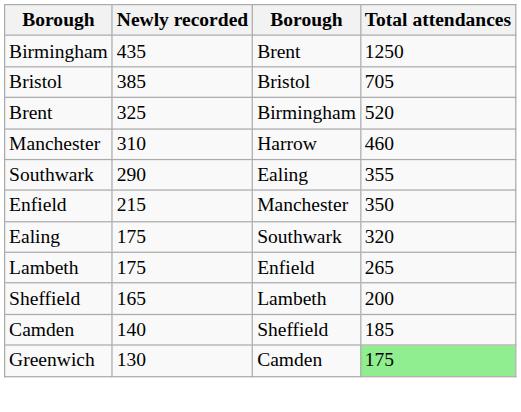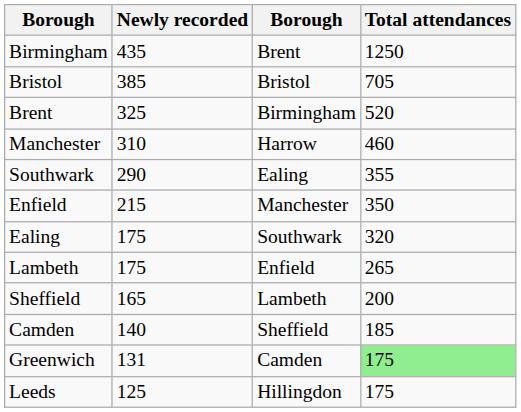(131, 360) 130 -> (131, 360) 131
+ row: (32, 391)
